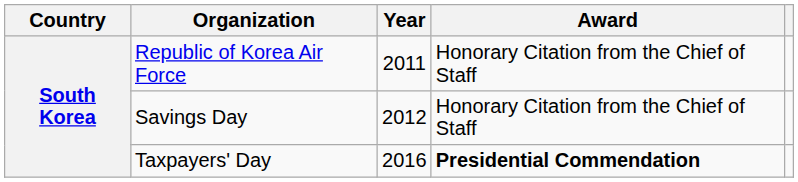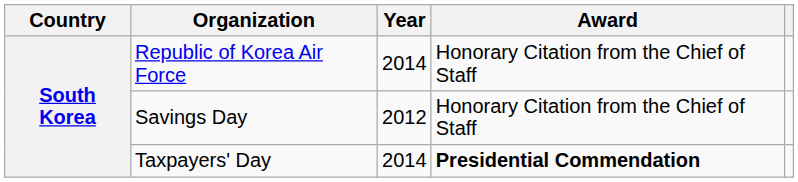(404, 63) 2011 -> (404, 63) 2014
(404, 160) 2016 -> (404, 160) 2014
